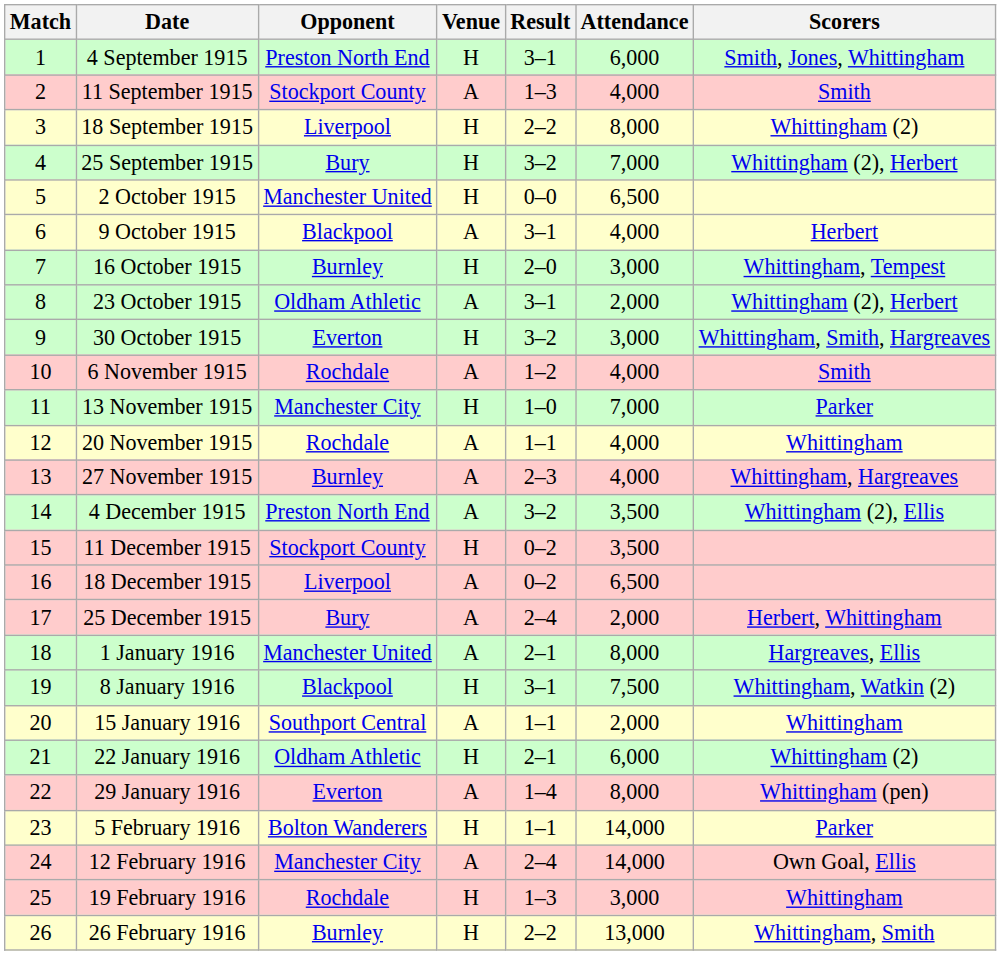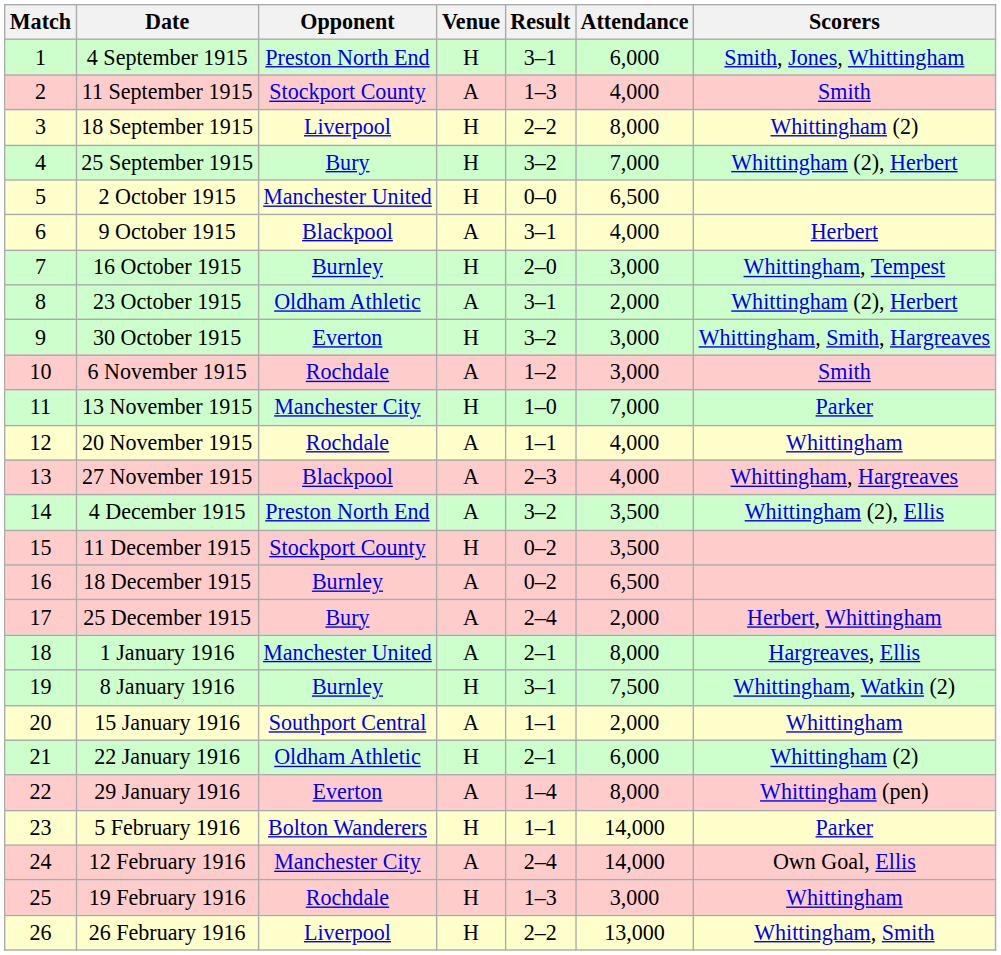(634, 372) 4,000 -> (634, 372) 3,000
(347, 477) Burnley -> (347, 477) Blackpool
(347, 582) Liverpool -> (347, 582) Burnley
(347, 687) Blackpool -> (347, 687) Burnley
(347, 932) Burnley -> (347, 932) Liverpool
